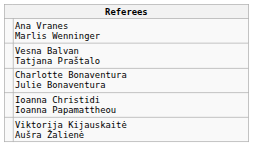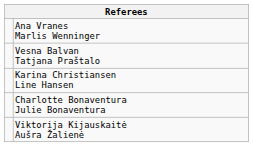+ row: (66, 80)
- row: (66, 105)
